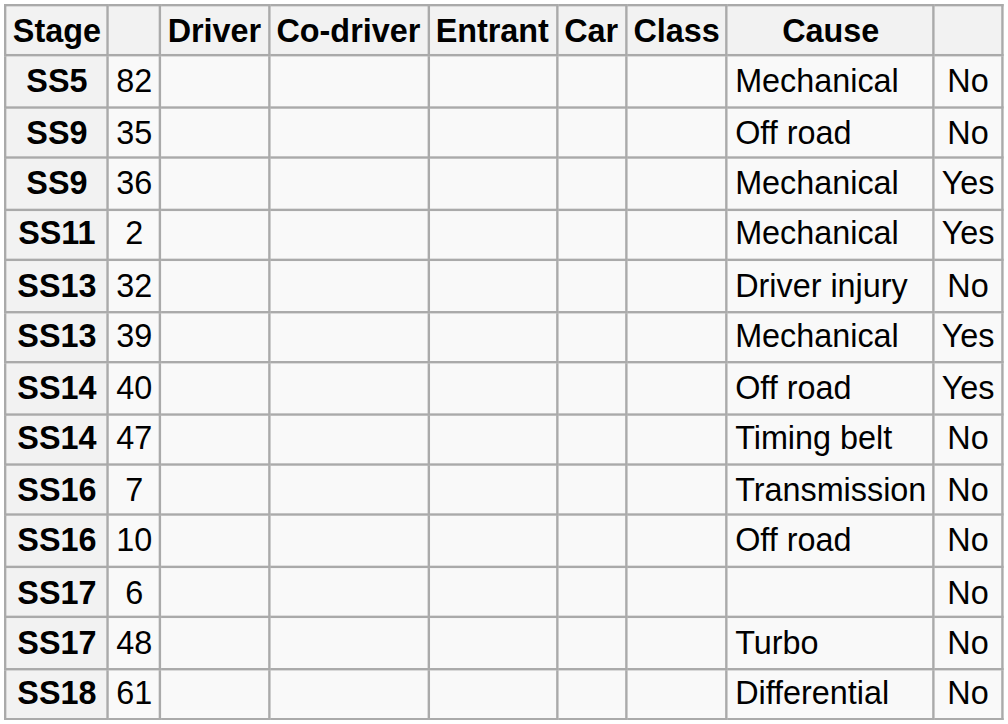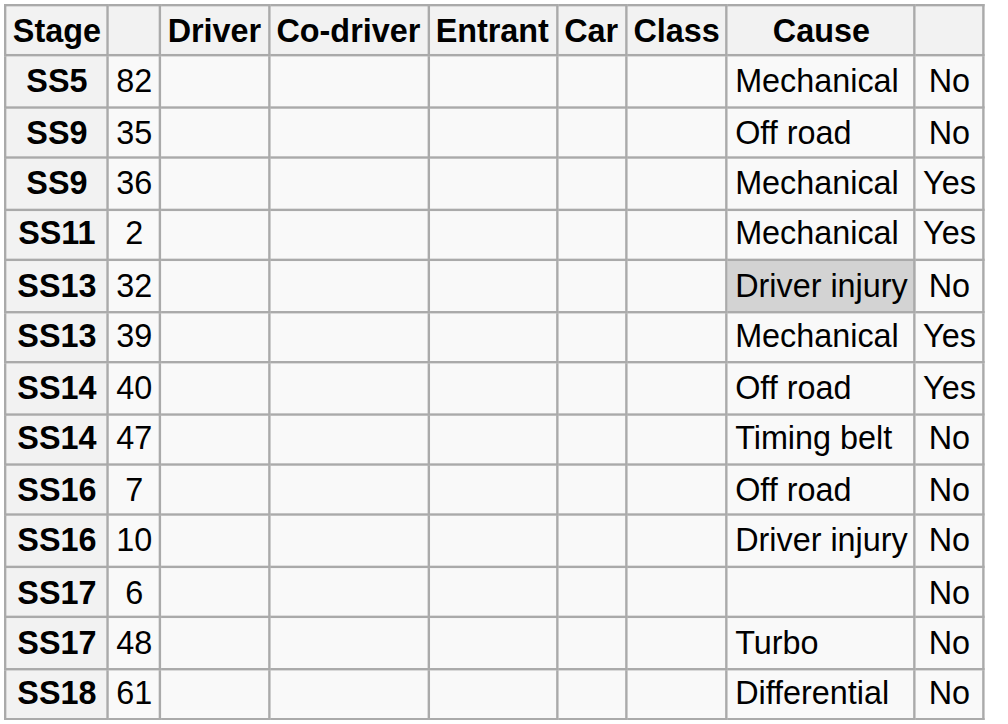(821, 285) no background -> (821, 285) lightgrey background
(831, 489) Transmission -> (793, 489) Off road
(793, 541) Off road -> (821, 541) Driver injury
